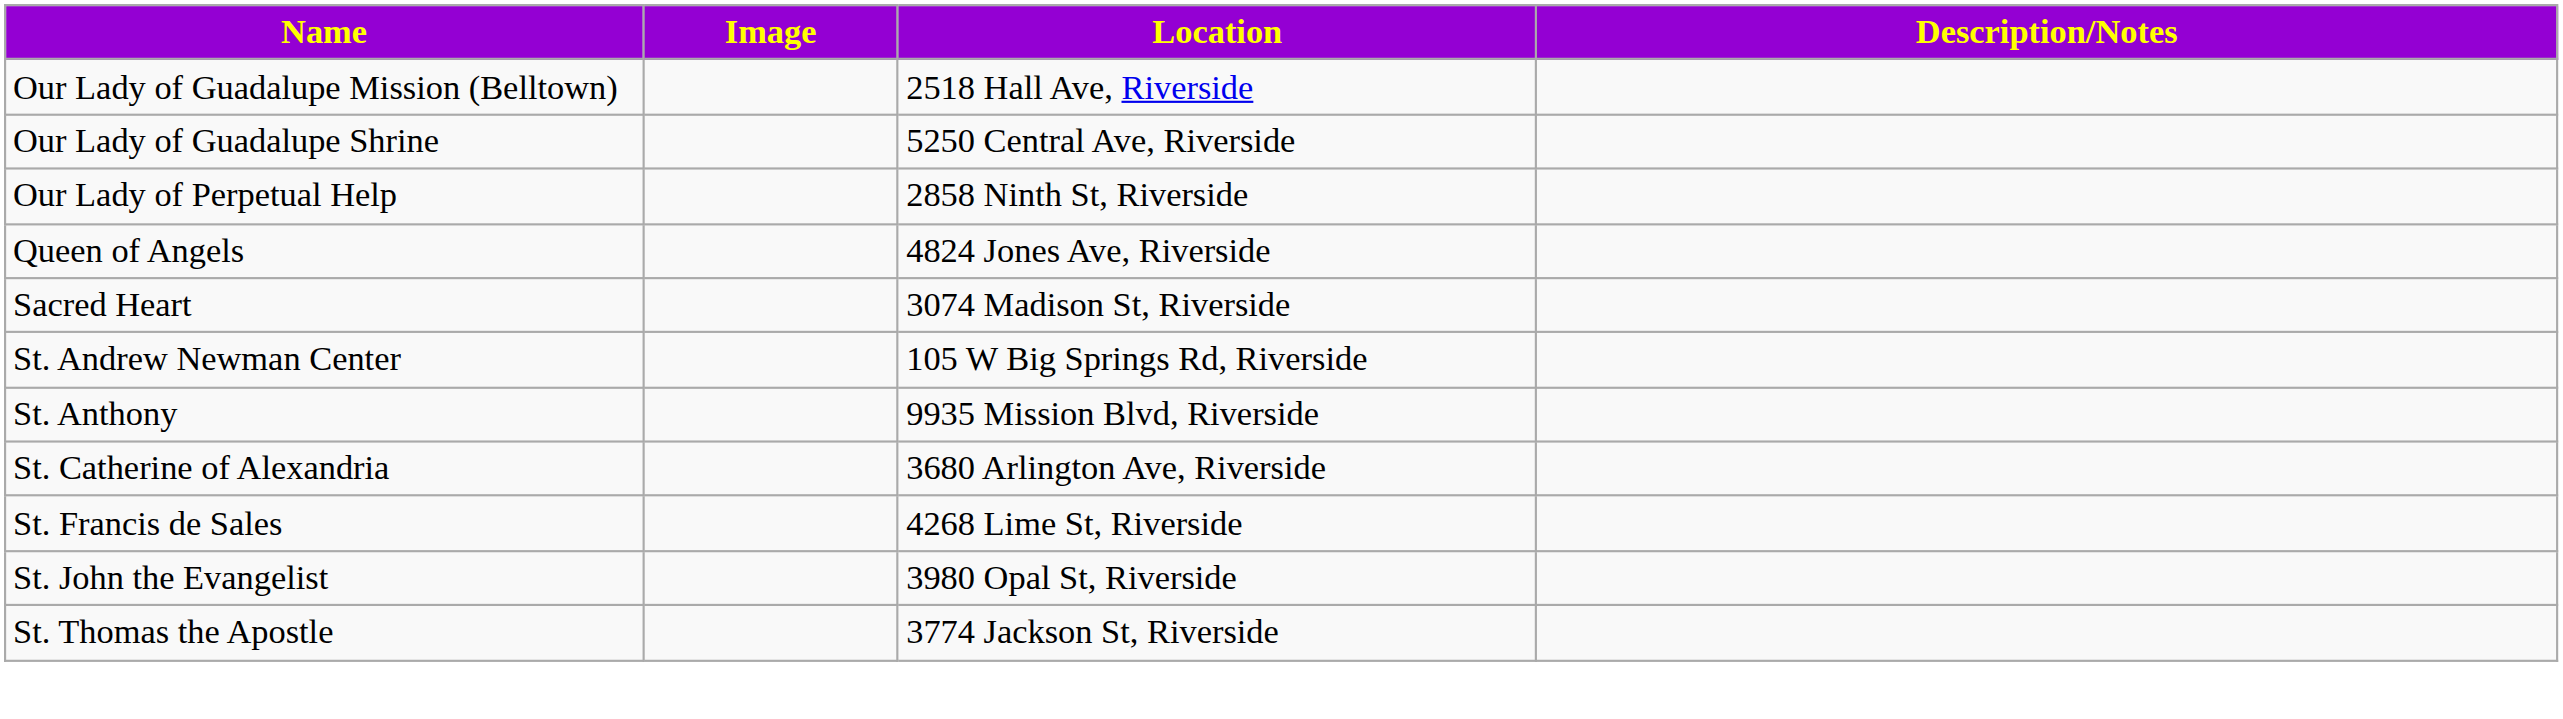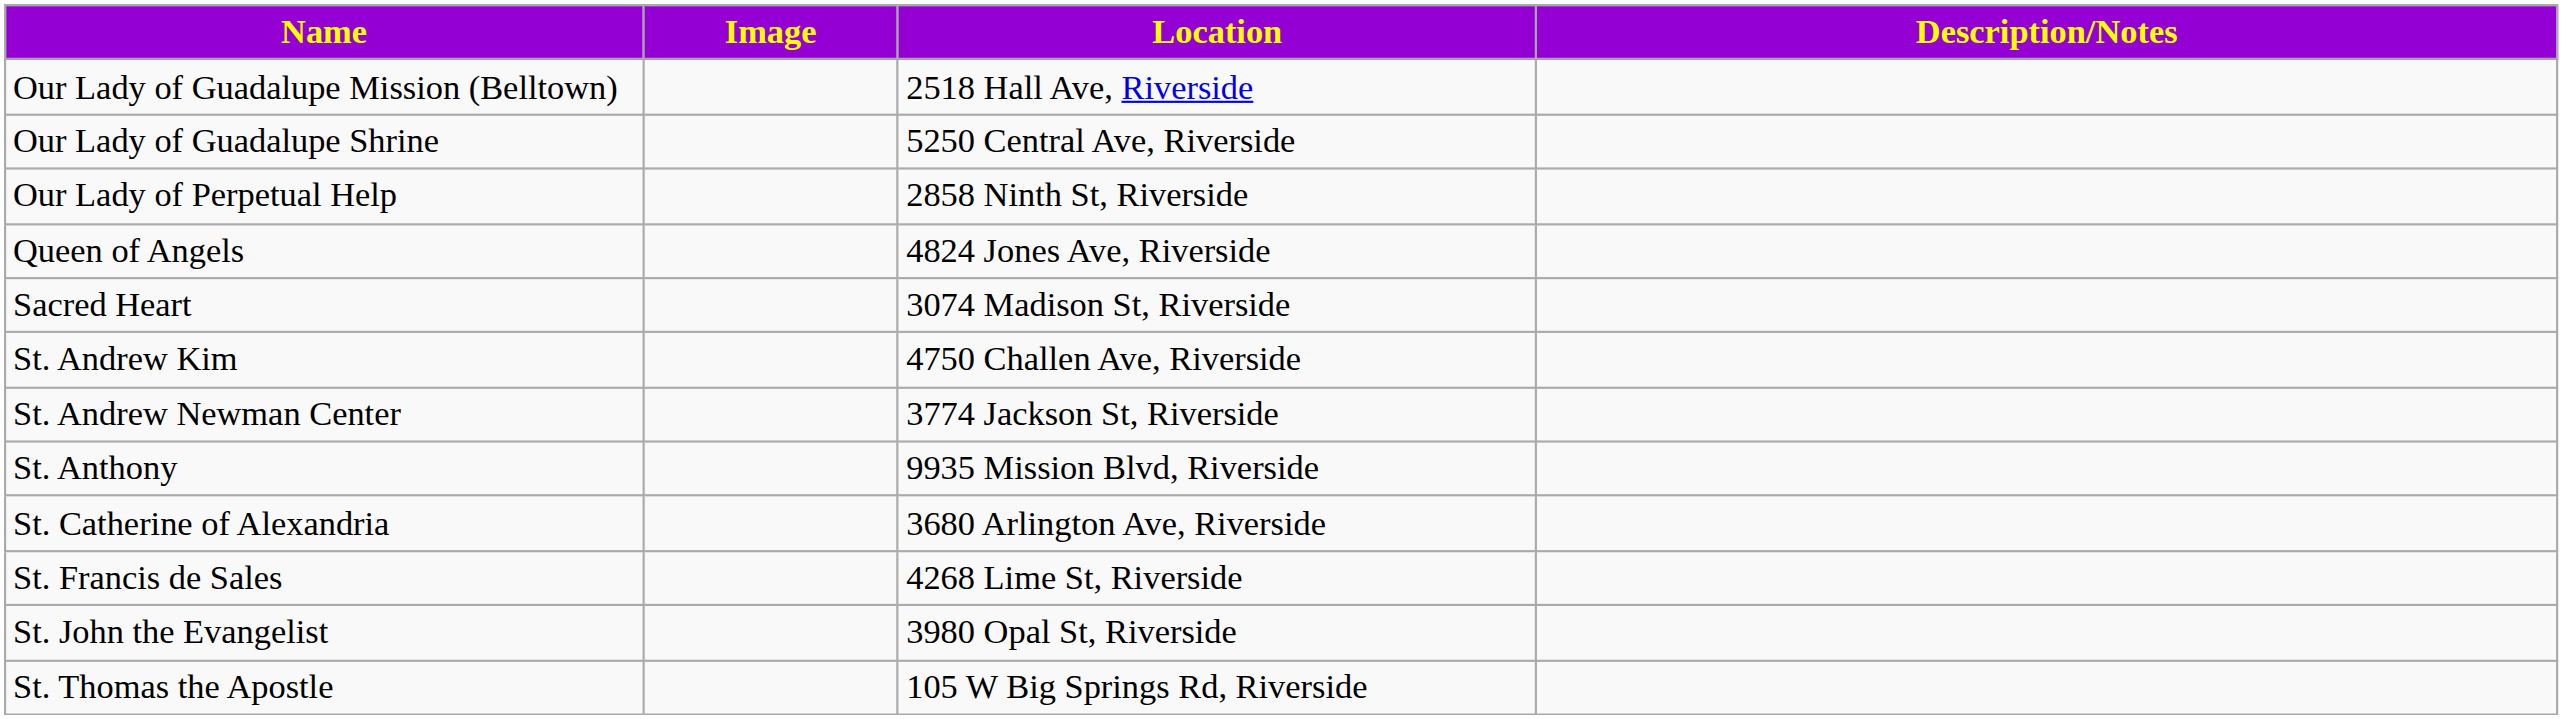+ row: (125, 359)
(1137, 359) 105 W Big Springs Rd, Riverside -> (1093, 413) 3774 Jackson St, Riverside
(1093, 631) 3774 Jackson St, Riverside -> (1137, 686) 105 W Big Springs Rd, Riverside
